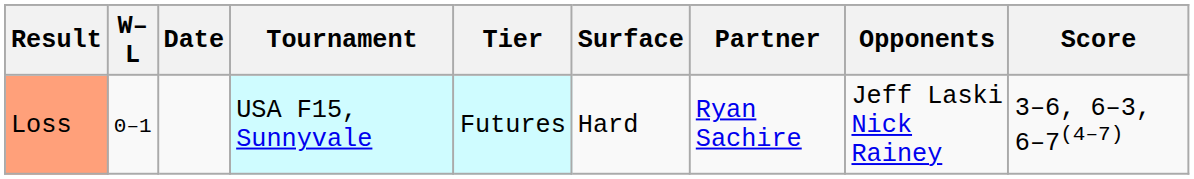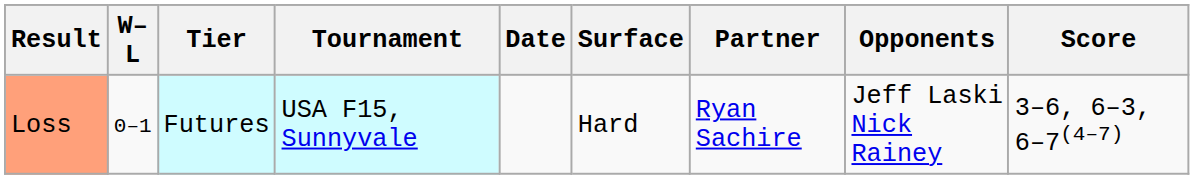columns swapped: (194, 40) <-> (513, 40)
